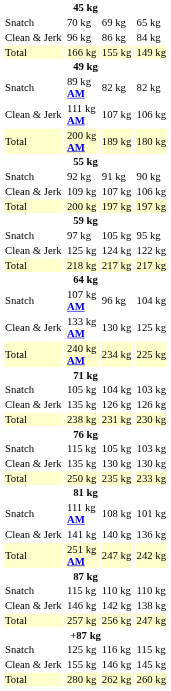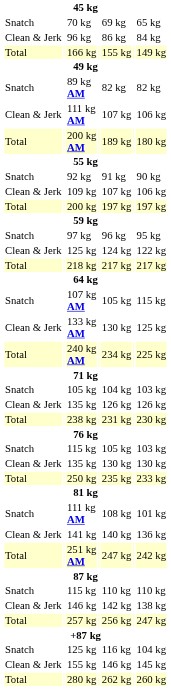(117, 236) 105 kg -> (114, 236) 96 kg
(114, 300) 96 kg -> (117, 300) 105 kg
(151, 300) 104 kg -> (151, 300) 115 kg
(151, 650) 115 kg -> (151, 650) 104 kg
